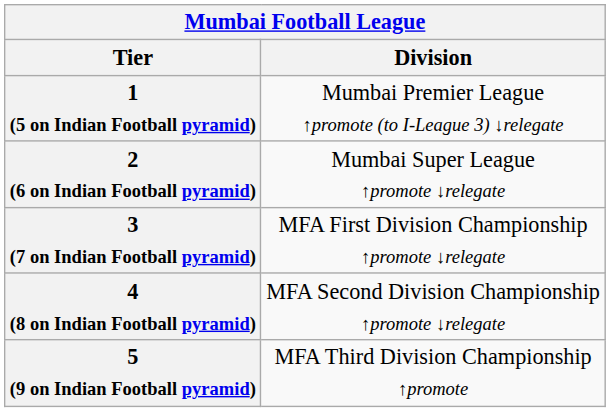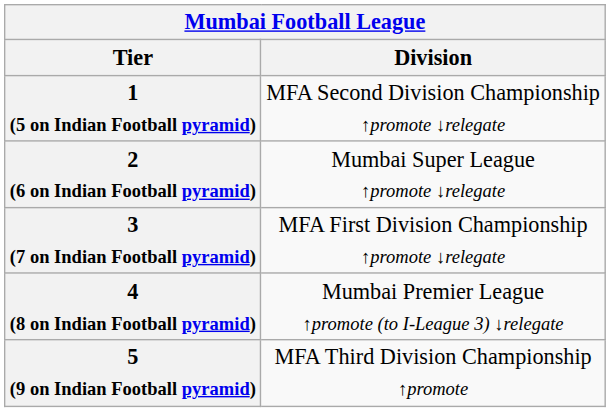(433, 108) Mumbai Premier League ↑promote (to I-League 3) ↓relegate -> (433, 108) MFA Second Division Championship ↑promote ↓relegate
(433, 306) MFA Second Division Championship ↑promote ↓relegate -> (433, 306) Mumbai Premier League ↑promote (to I-League 3) ↓relegate
